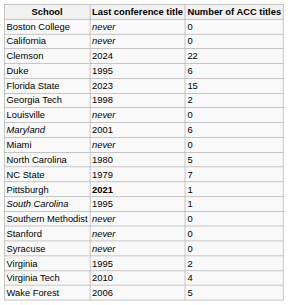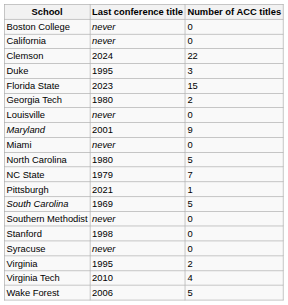(190, 71) 6 -> (190, 71) 3
(102, 101) 1998 -> (102, 101) 1980
(190, 130) 6 -> (190, 130) 9
(102, 190) bold -> (102, 190) normal
(102, 204) 1995 -> (102, 204) 1969
(190, 204) 1 -> (190, 204) 5
(104, 234) never -> (102, 234) 1998
